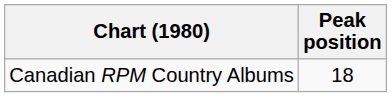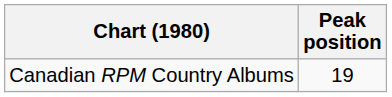(342, 75) 18 -> (342, 75) 19
